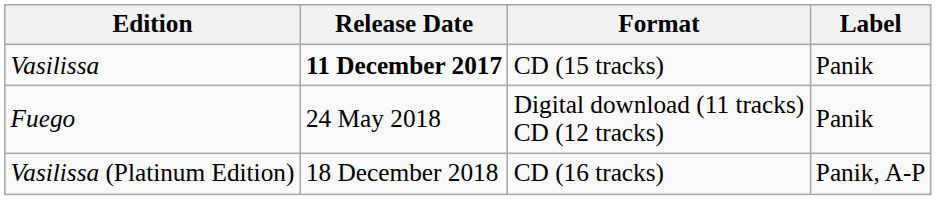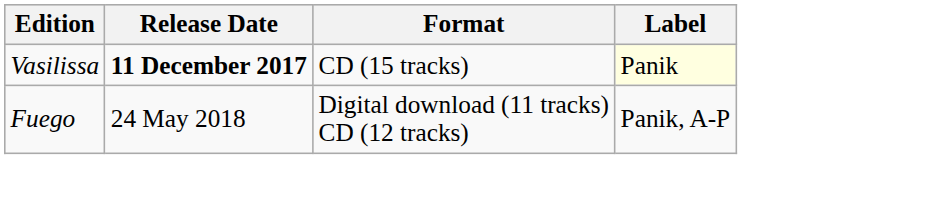(845, 64) no background -> (649, 64) lightyellow background
(845, 118) Panik -> (675, 118) Panik, A-P
- row: (152, 173)
